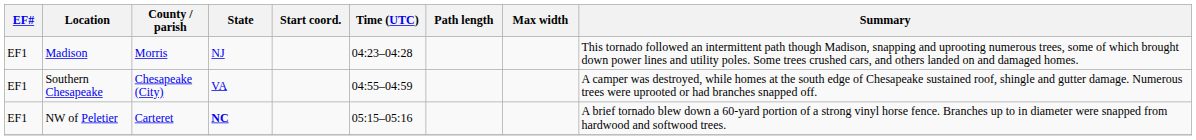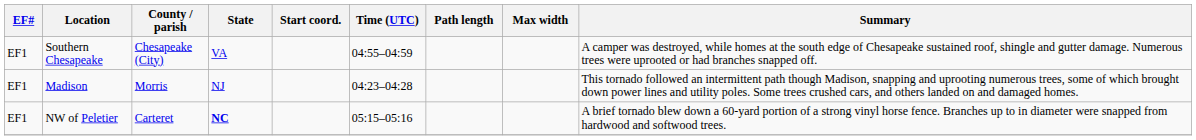rows swapped: (66, 53) <-> (74, 85)
